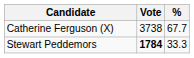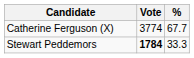(151, 28) 3738 -> (151, 28) 3774
